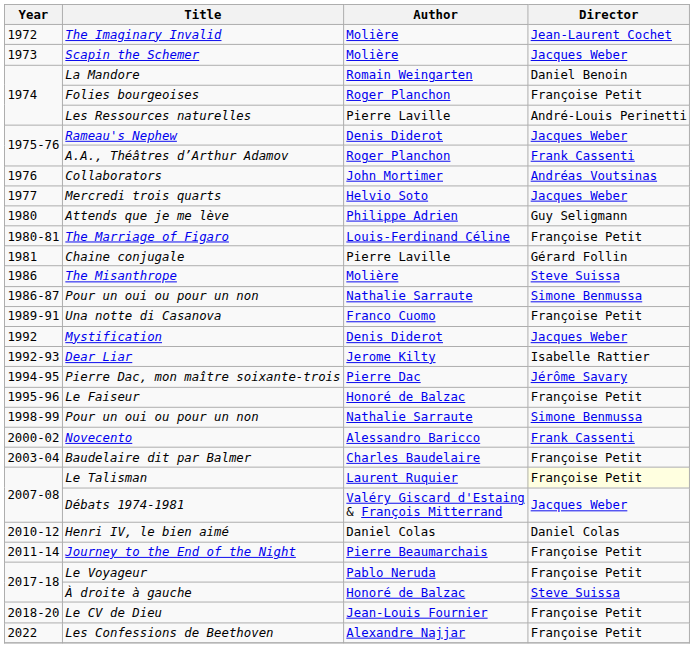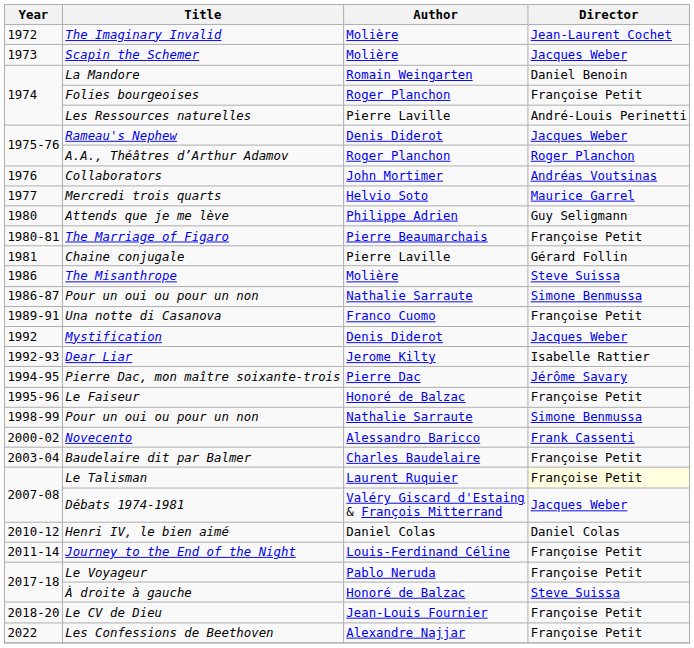(583, 155) Frank Cassenti -> (583, 155) Roger Planchon
(579, 196) Jacques Weber -> (583, 196) Maurice Garrel
(428, 236) Louis-Ferdinand Céline -> (417, 236) Pierre Beaumarchais
(417, 552) Pierre Beaumarchais -> (428, 552) Louis-Ferdinand Céline
